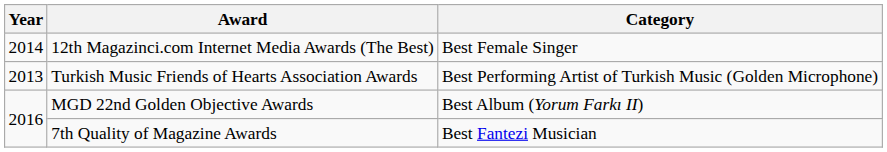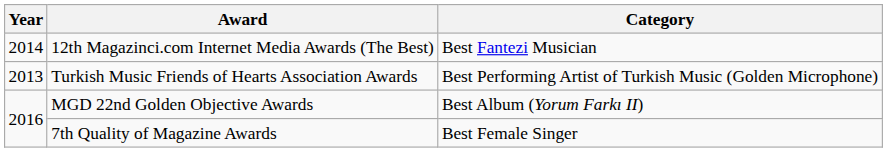(510, 47) Best Female Singer -> (519, 47) Best Fantezi Musician
(519, 133) Best Fantezi Musician -> (510, 133) Best Female Singer
